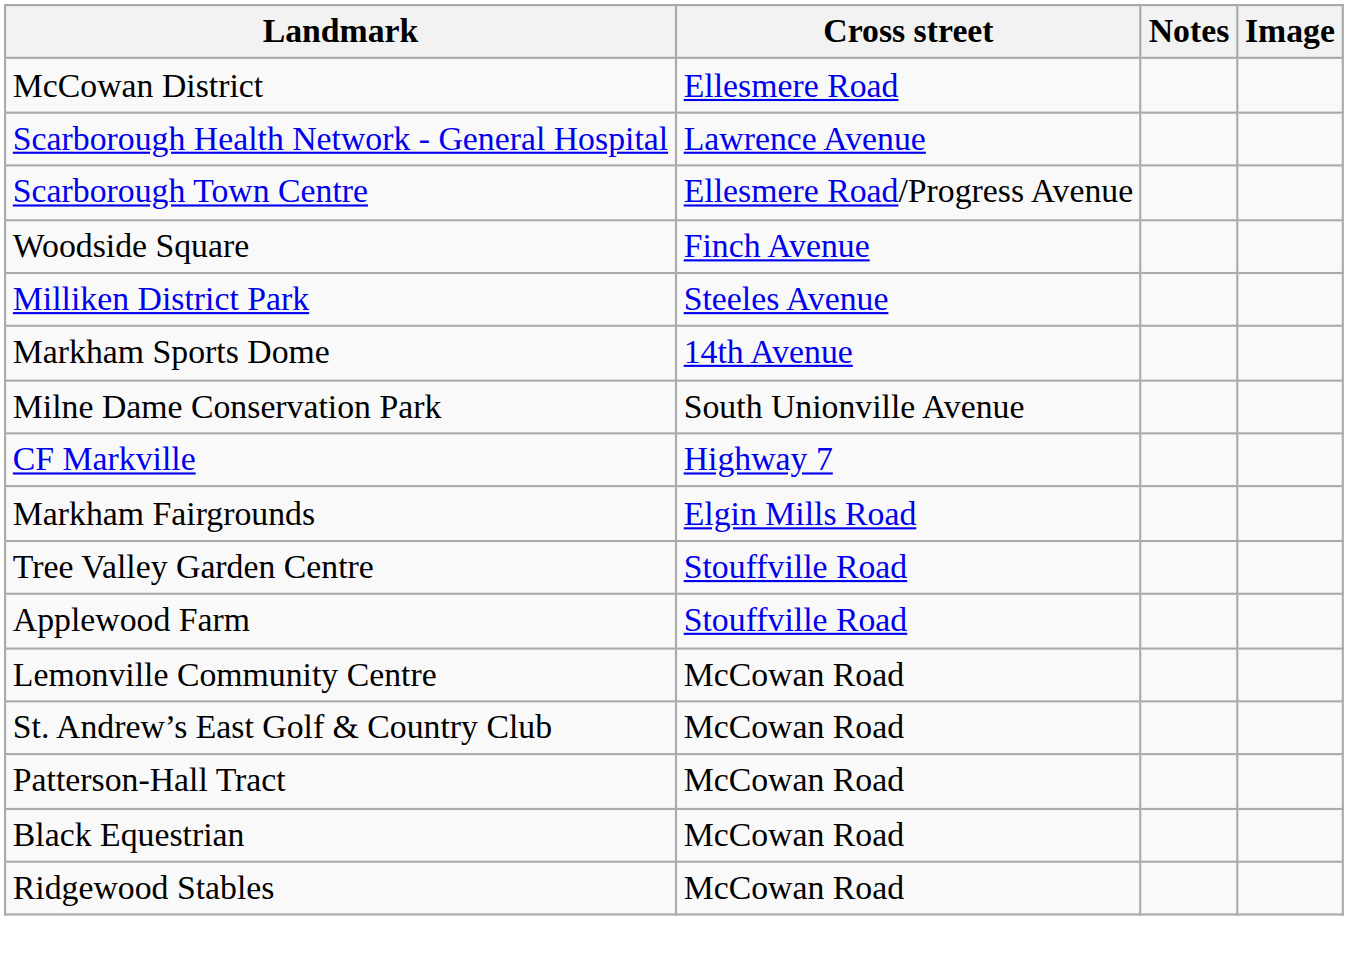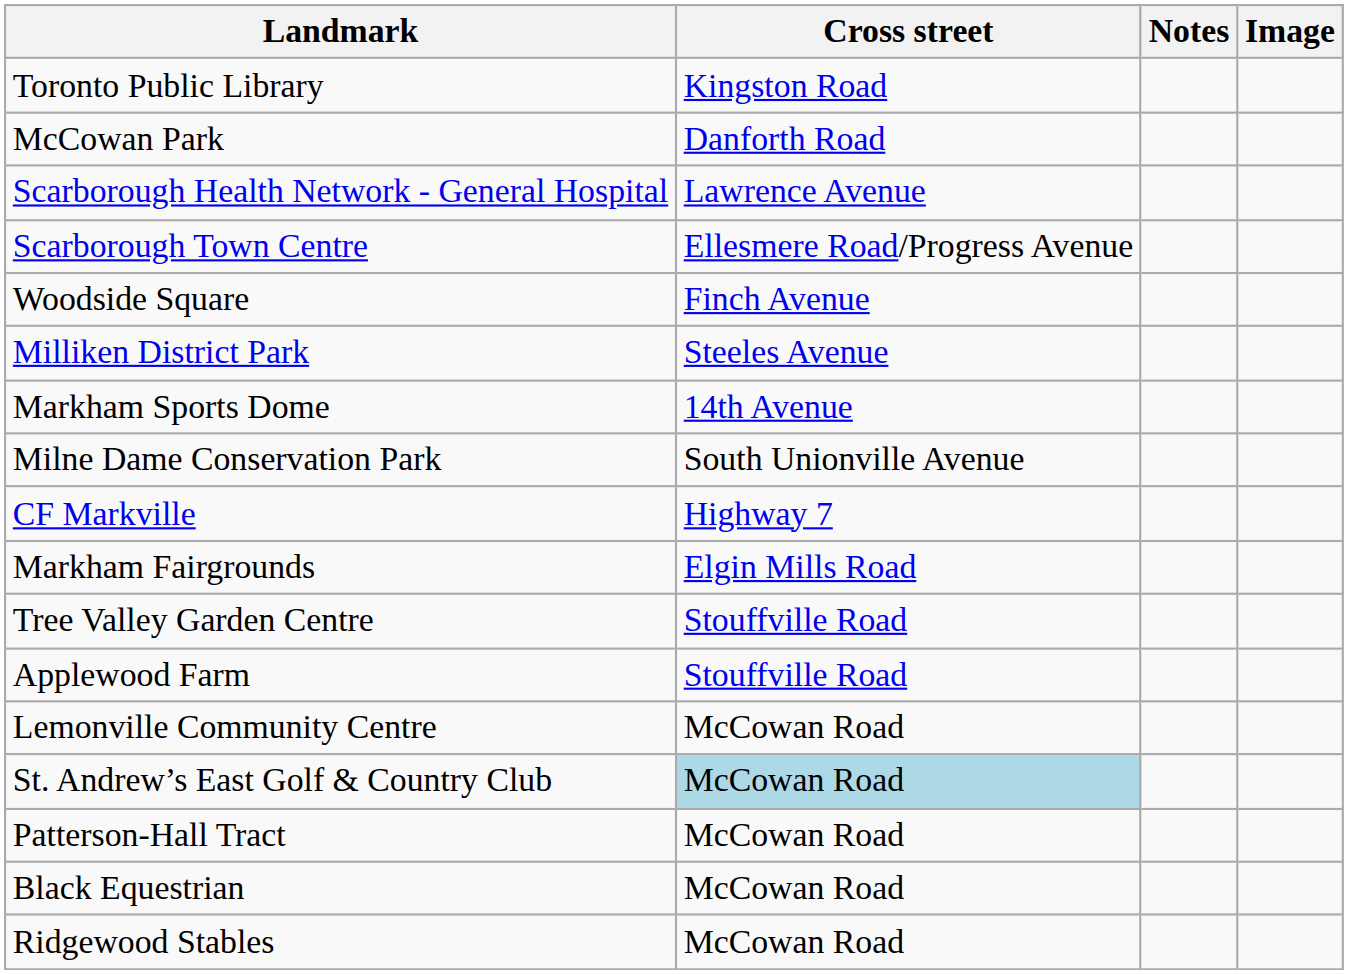+ row: (168, 84)
- row: (138, 84)
+ row: (118, 138)
(794, 727) no background -> (794, 780) lightblue background
